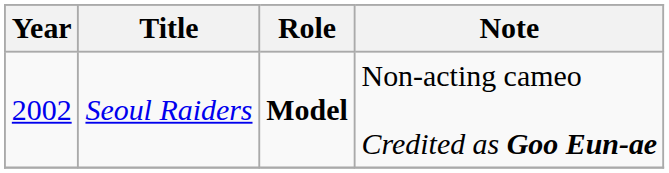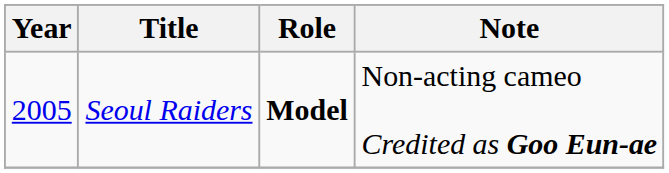(42, 109) 2002 -> (42, 109) 2005
